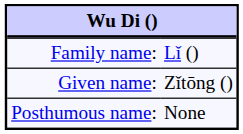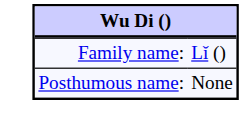- row: (107, 83)
